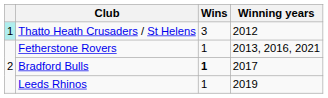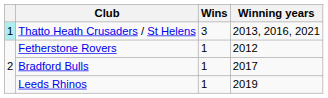(245, 31) 2012 -> (276, 31) 2013, 2016, 2021
(276, 48) 2013, 2016, 2021 -> (245, 48) 2012
(204, 66) bold -> (204, 66) normal
